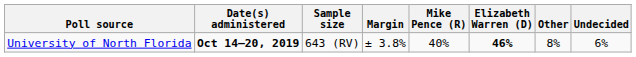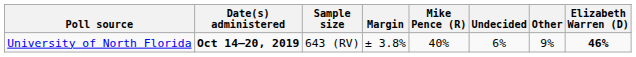columns swapped: (502, 18) <-> (601, 24)
(553, 42) 8% -> (547, 42) 9%
